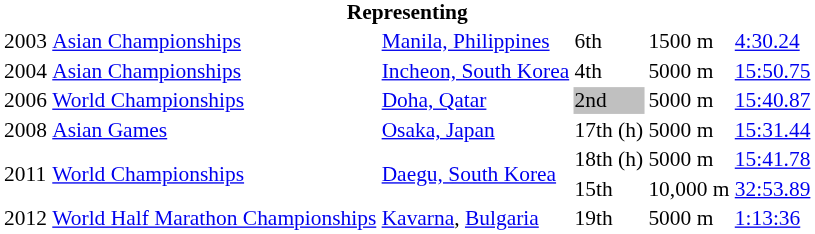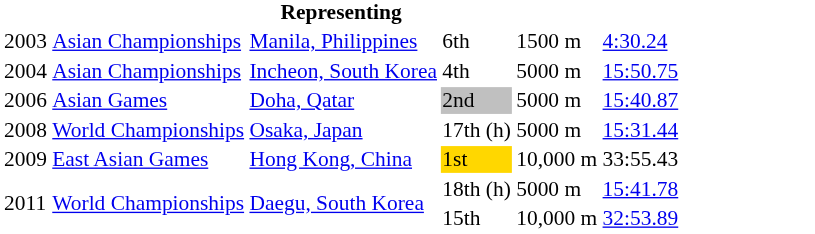(148, 100) World Championships -> (110, 100) Asian Games
(110, 129) Asian Games -> (148, 129) World Championships
+ row: (455, 159)
- row: (594, 218)
